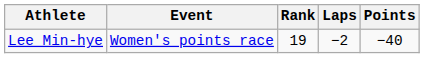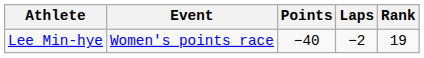columns swapped: (390, 16) <-> (298, 16)
